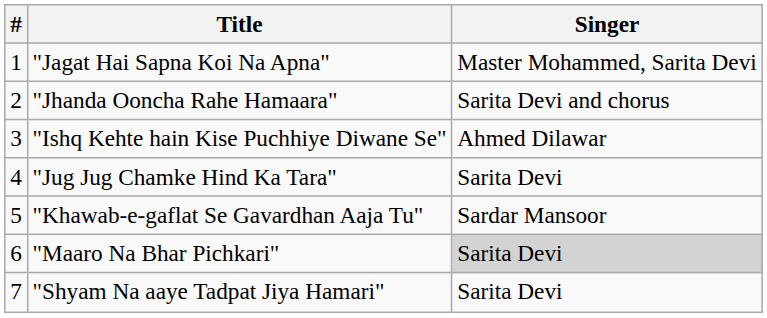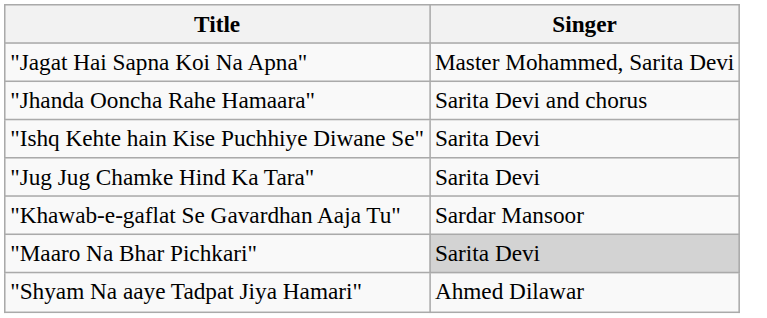- column: (16, 23)
(532, 138) Ahmed Dilawar -> (487, 138) Sarita Devi
(510, 292) Sarita Devi -> (509, 292) Ahmed Dilawar
